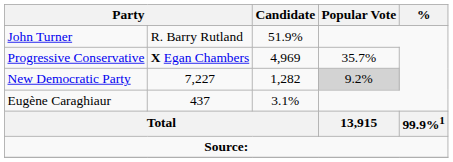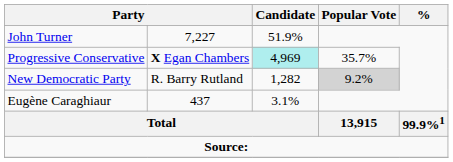(197, 36) R. Barry Rutland -> (200, 36) 7,227
(285, 57) no background -> (285, 57) paleturquoise background
(200, 79) 7,227 -> (197, 79) R. Barry Rutland
